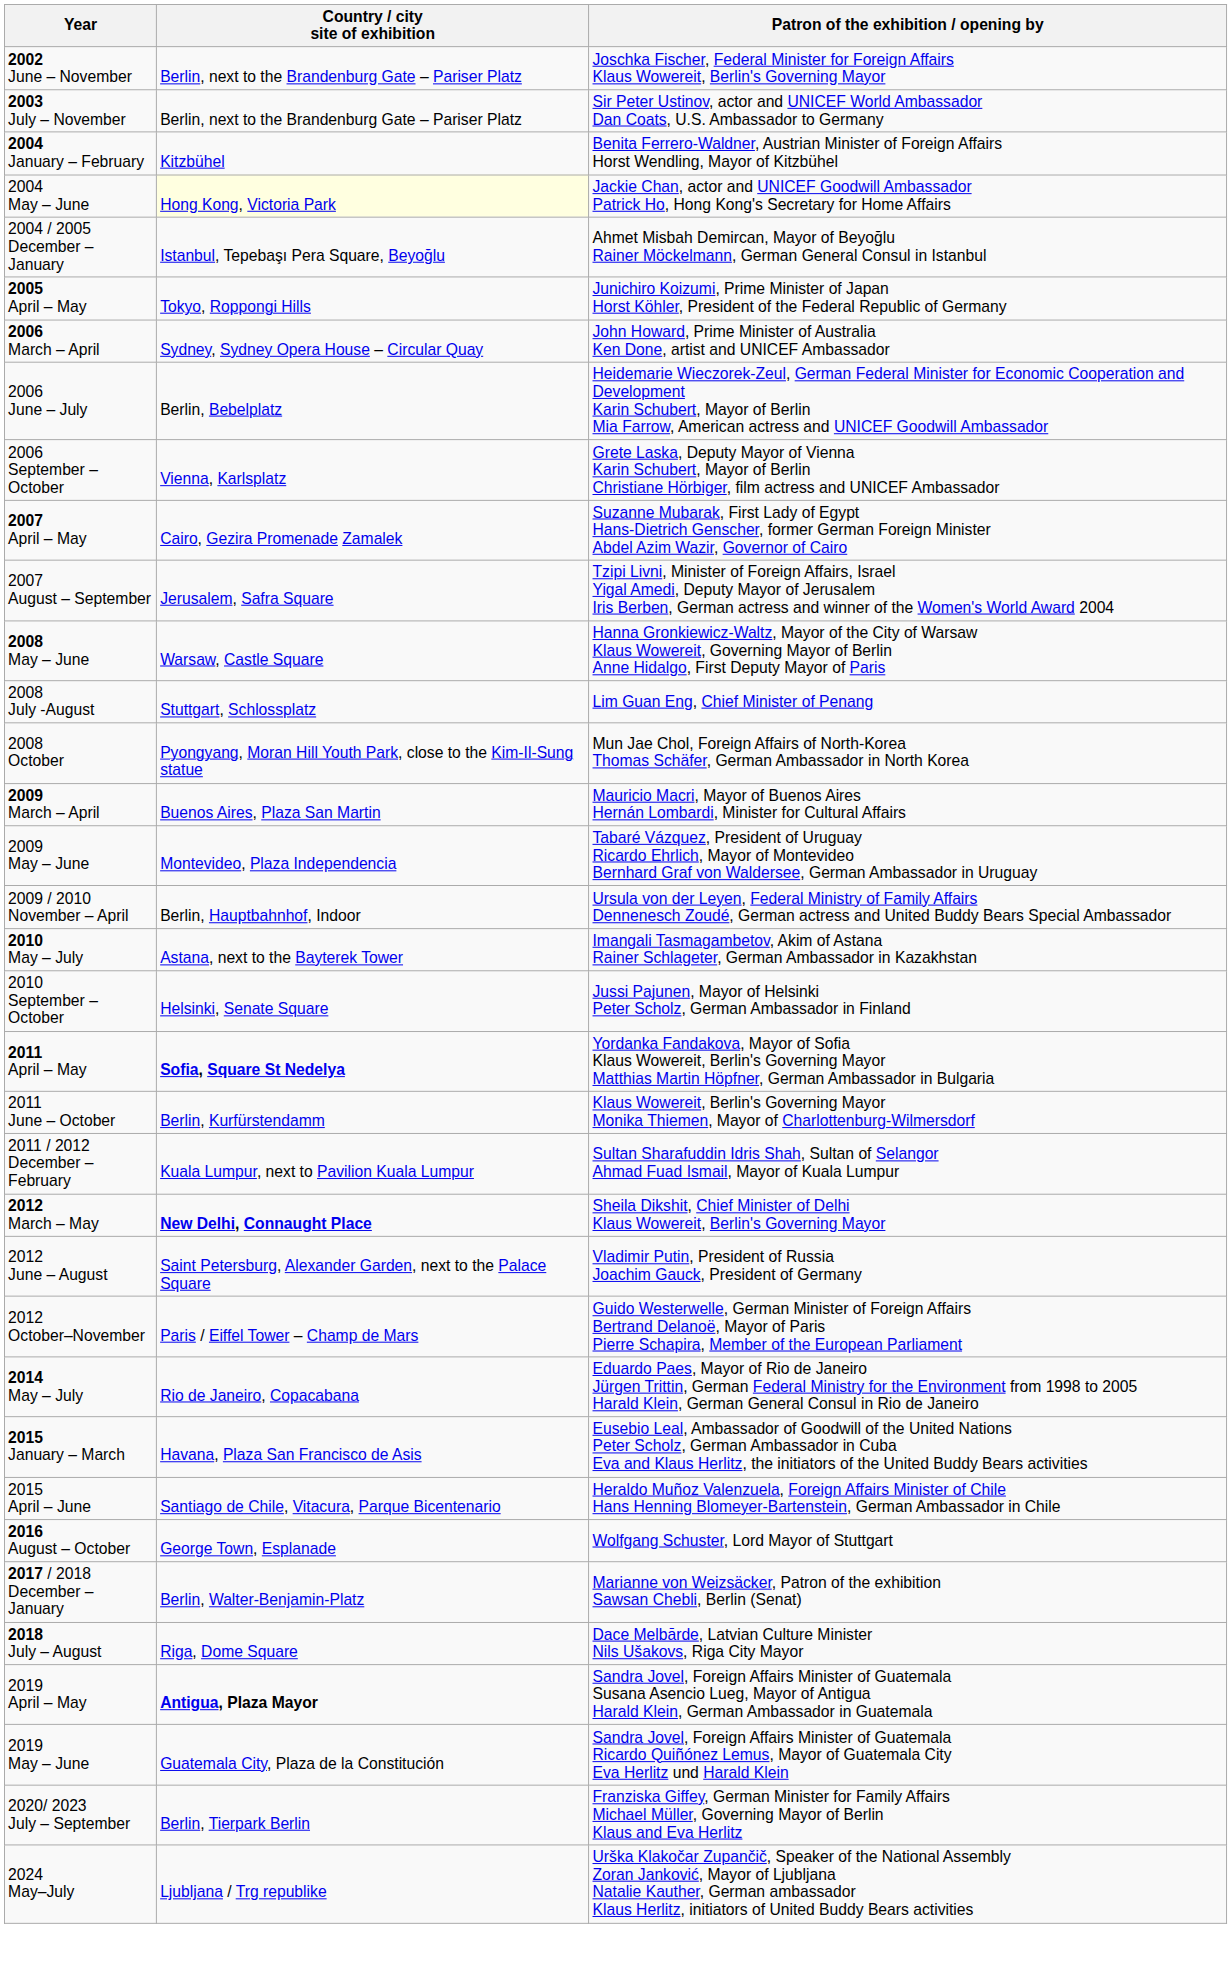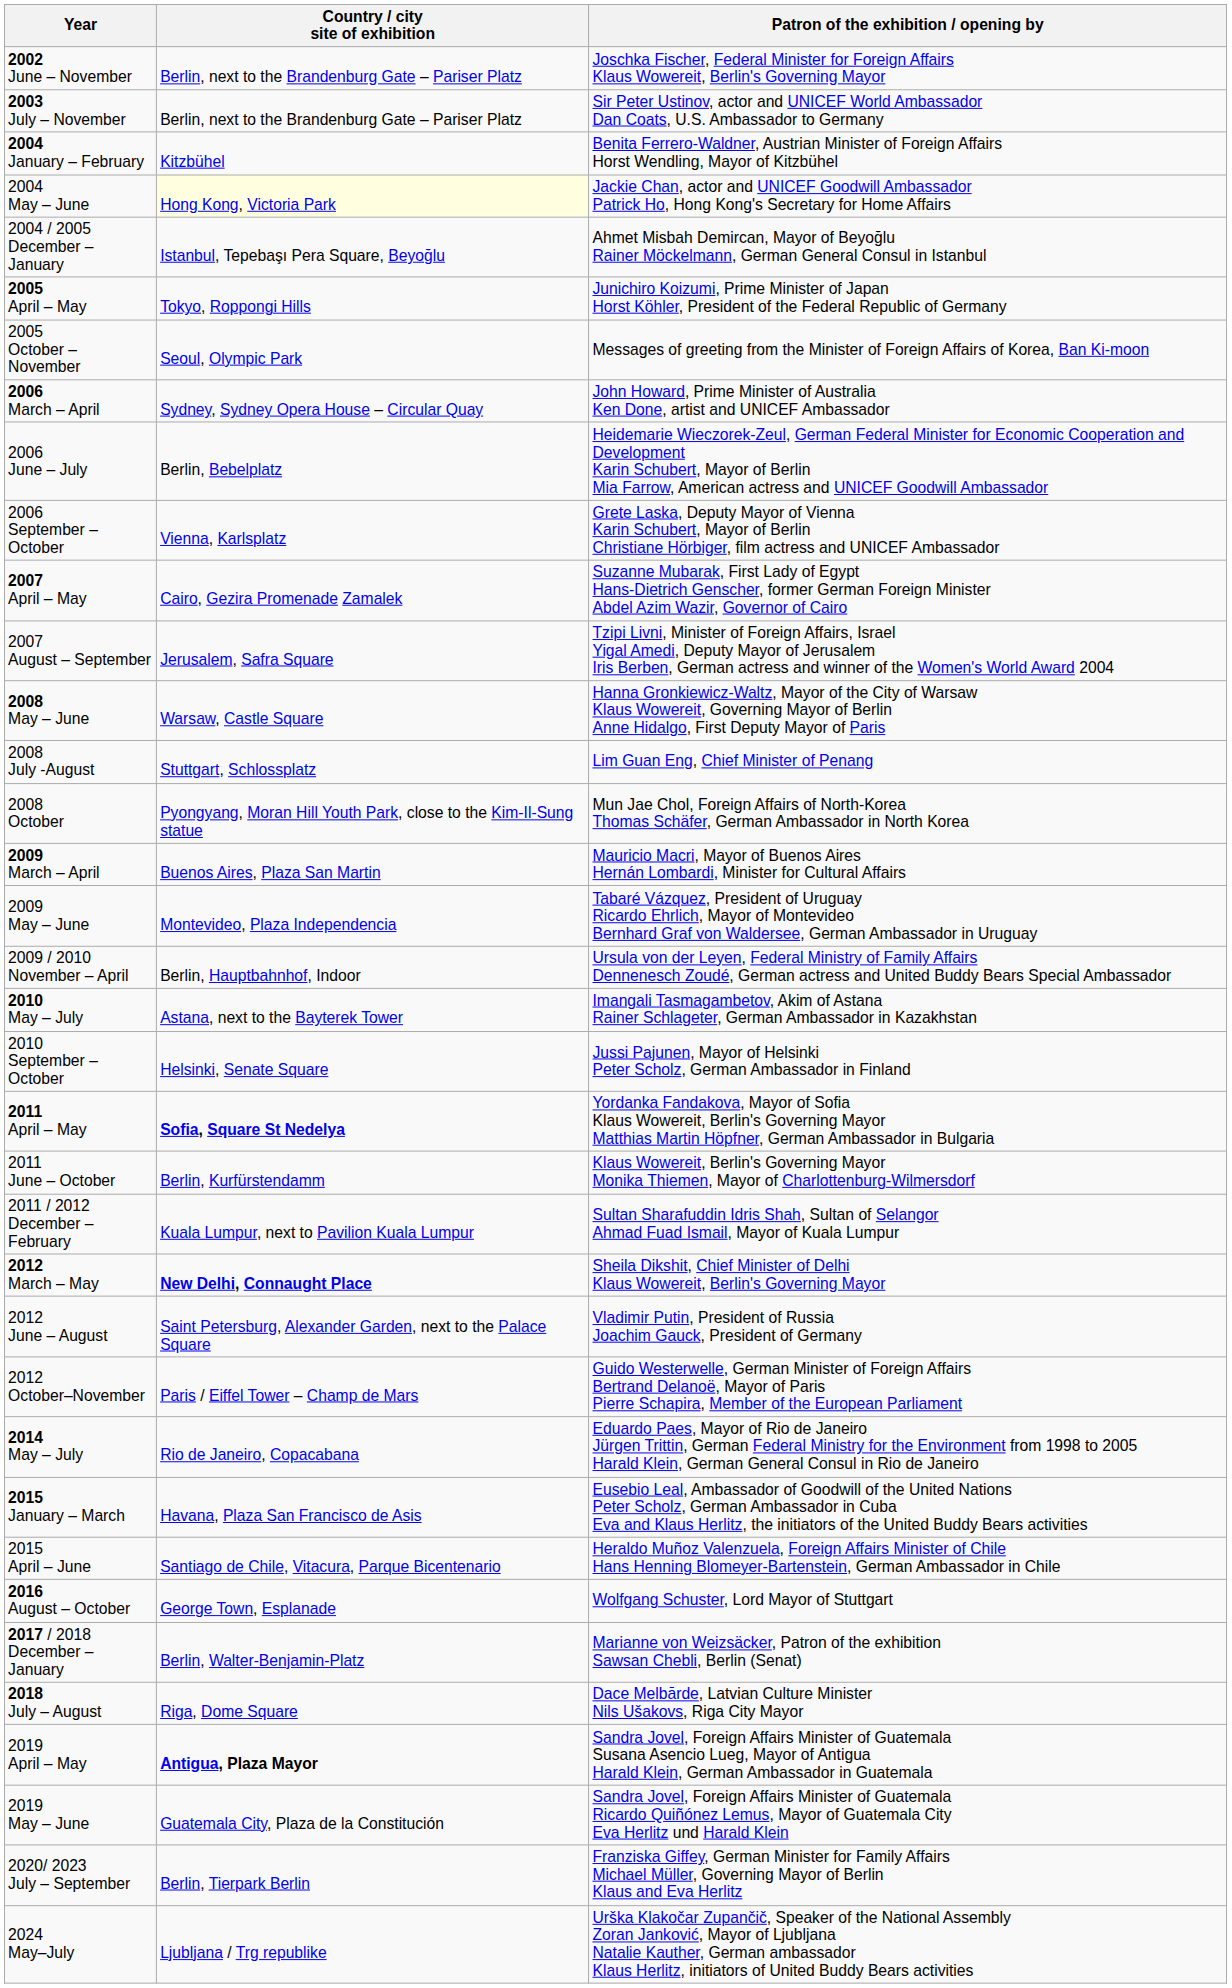+ row: (44, 349)
